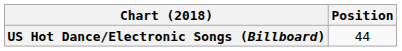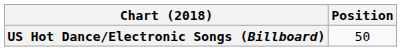(362, 36) 44 -> (362, 36) 50
